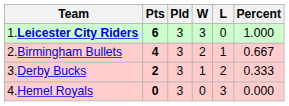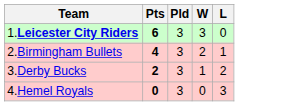- column: (259, 14)
